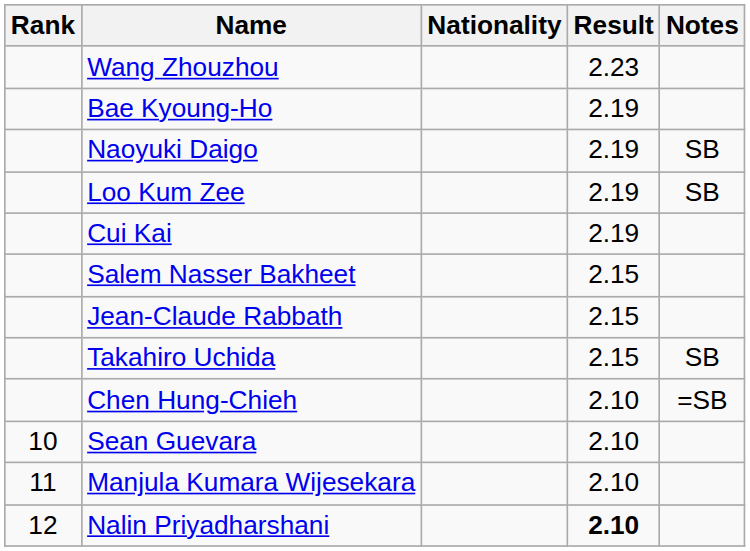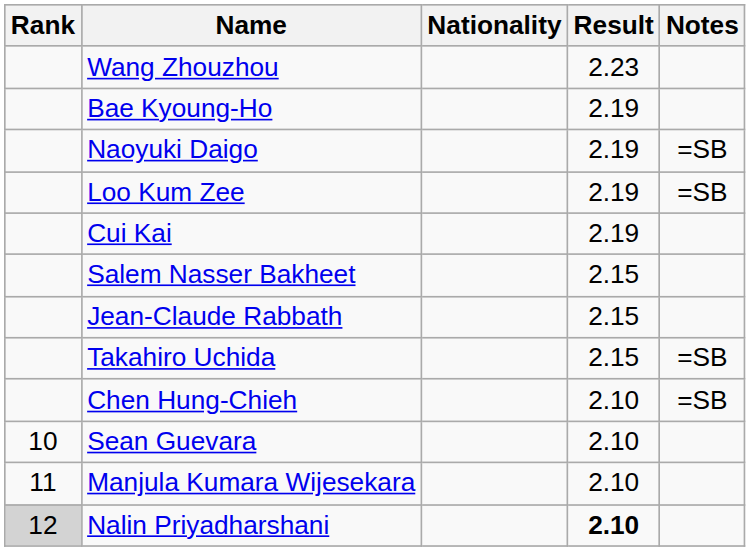(702, 150) SB -> (702, 150) =SB
(702, 191) SB -> (702, 191) =SB
(702, 358) SB -> (702, 358) =SB
(43, 524) no background -> (43, 524) lightgrey background
